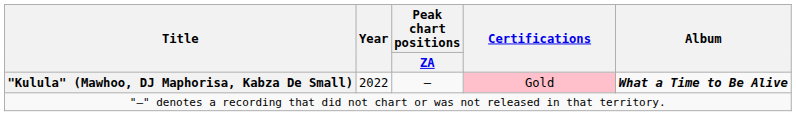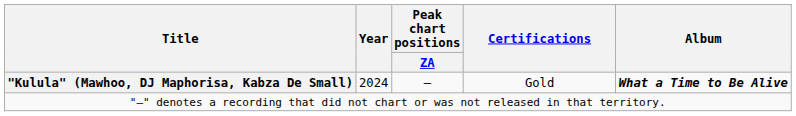(374, 82) 2022 -> (374, 82) 2024
(540, 82) pink background -> (540, 82) no background
